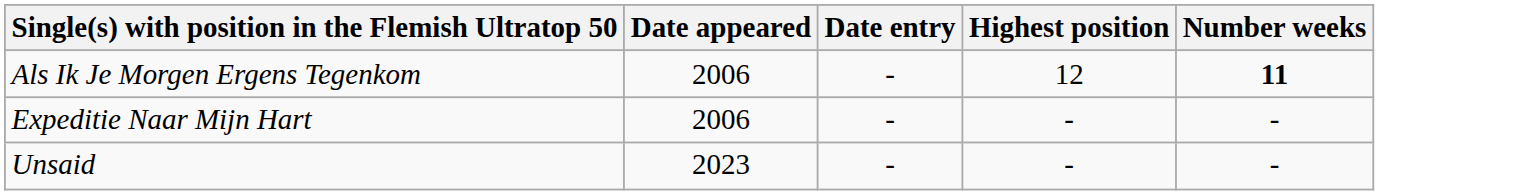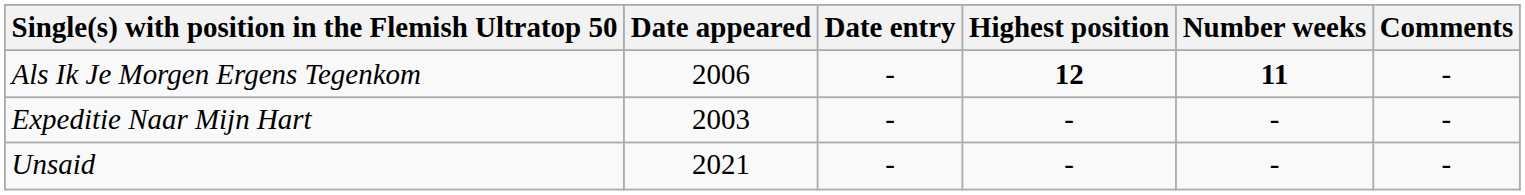+ column: (1446, 27)
(1069, 73) normal -> (1069, 73) bold
(721, 119) 2006 -> (721, 119) 2003
(721, 165) 2023 -> (721, 165) 2021
